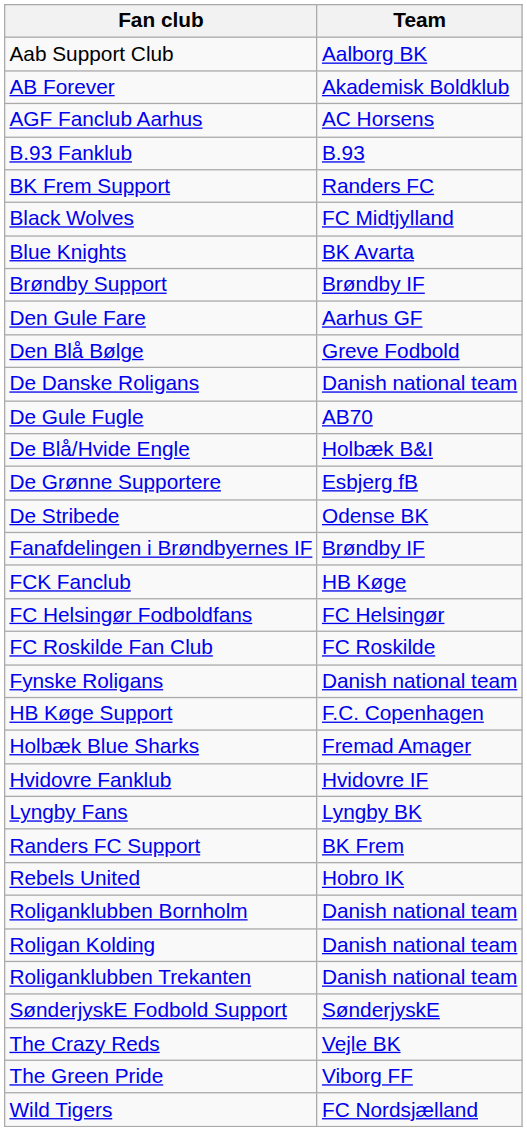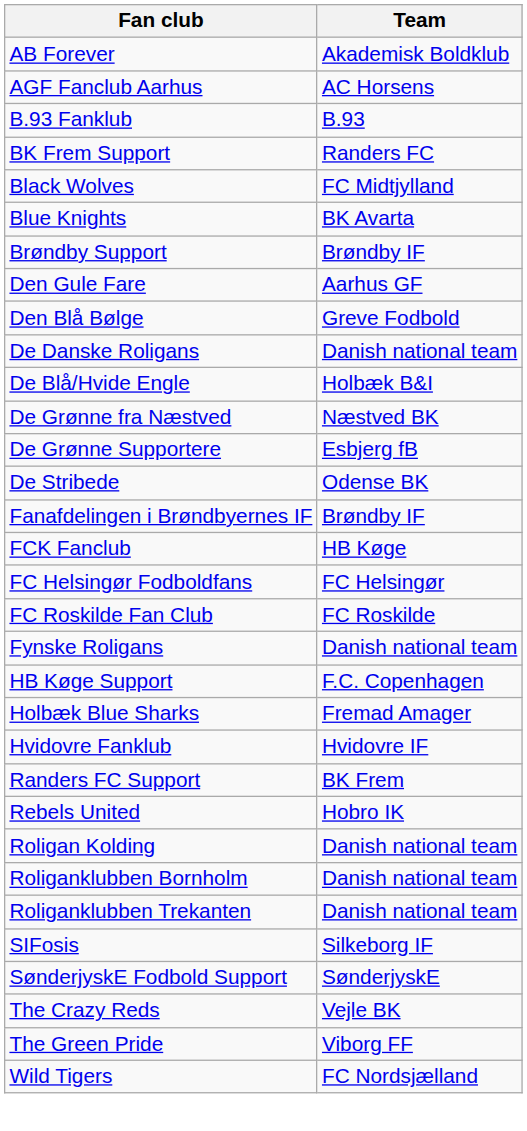- row: (92, 53)
- row: (77, 416)
+ row: (120, 416)
- row: (69, 812)
rows swapped: (82, 944) <-> (129, 911)
+ row: (44, 944)
